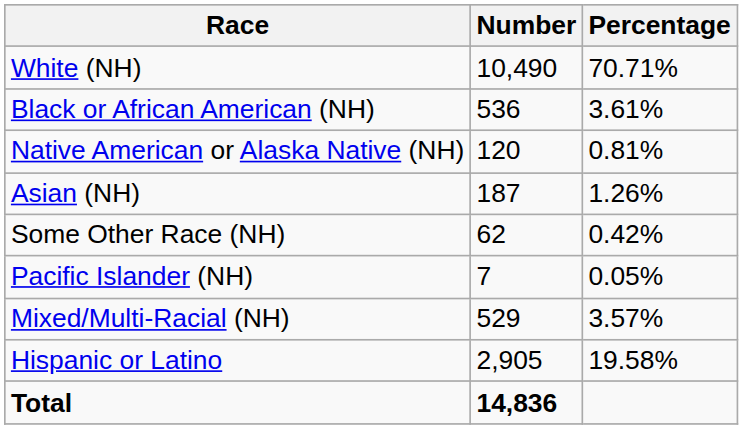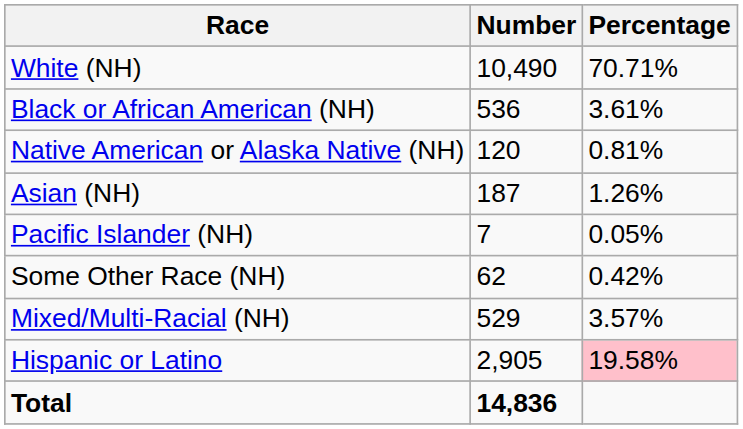rows swapped: (132, 276) <-> (148, 234)
(633, 360) no background -> (633, 360) pink background
